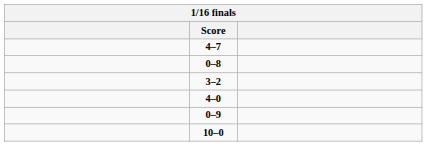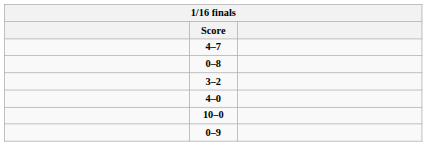rows swapped: (213, 116) <-> (213, 133)
